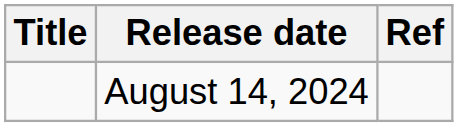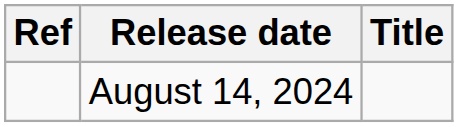columns swapped: (51, 33) <-> (415, 33)
